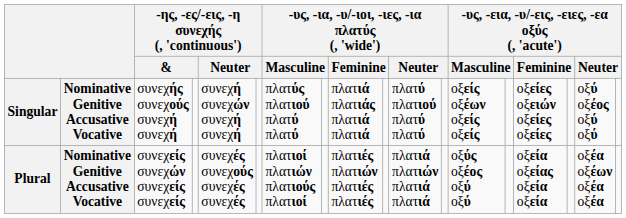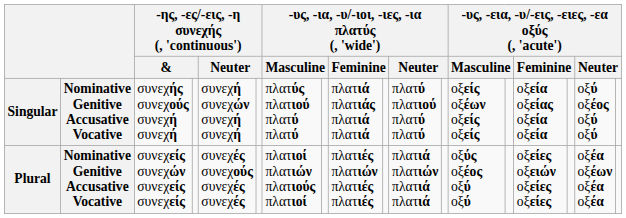(536, 111) οξείες οξειών οξείες οξείες -> (535, 111) οξεία οξείας οξεία οξεία
(535, 179) οξεία οξείας οξεία οξεία -> (536, 179) οξείες οξειών οξείες οξείες
